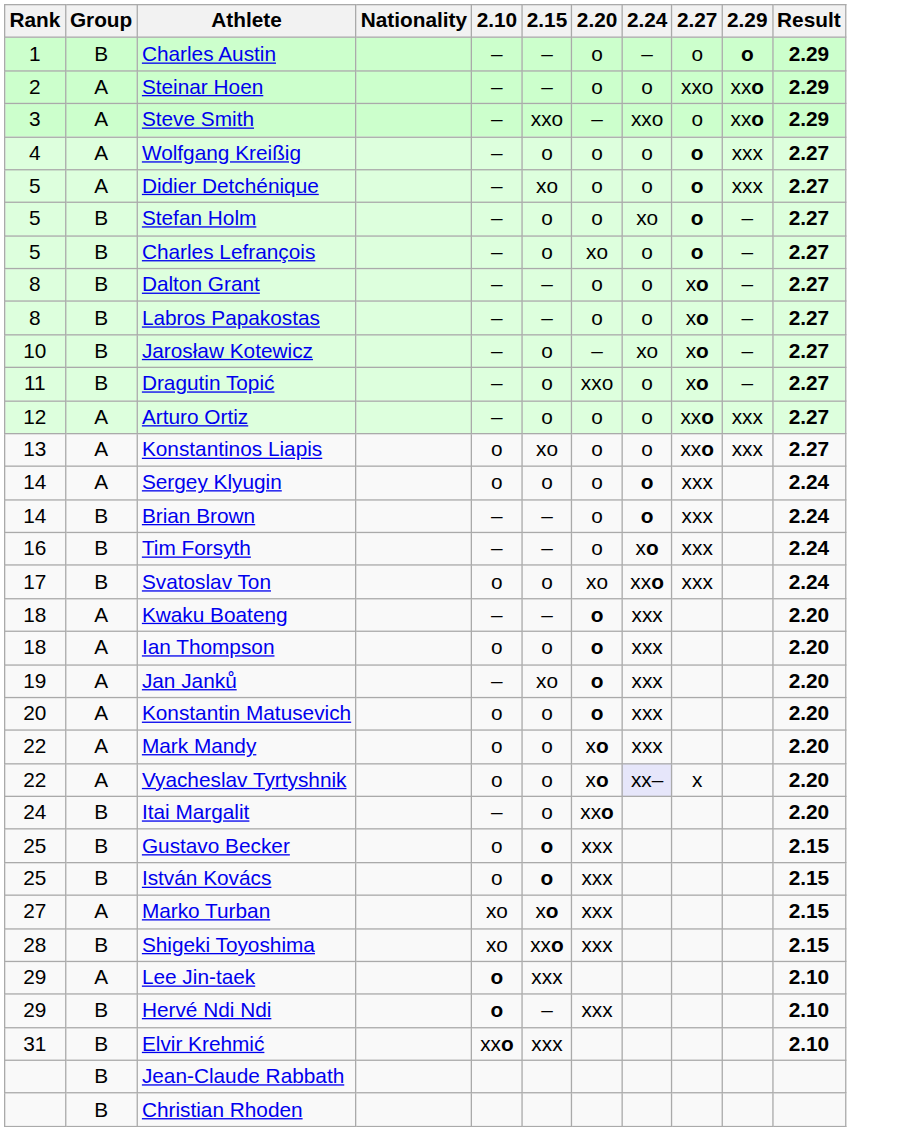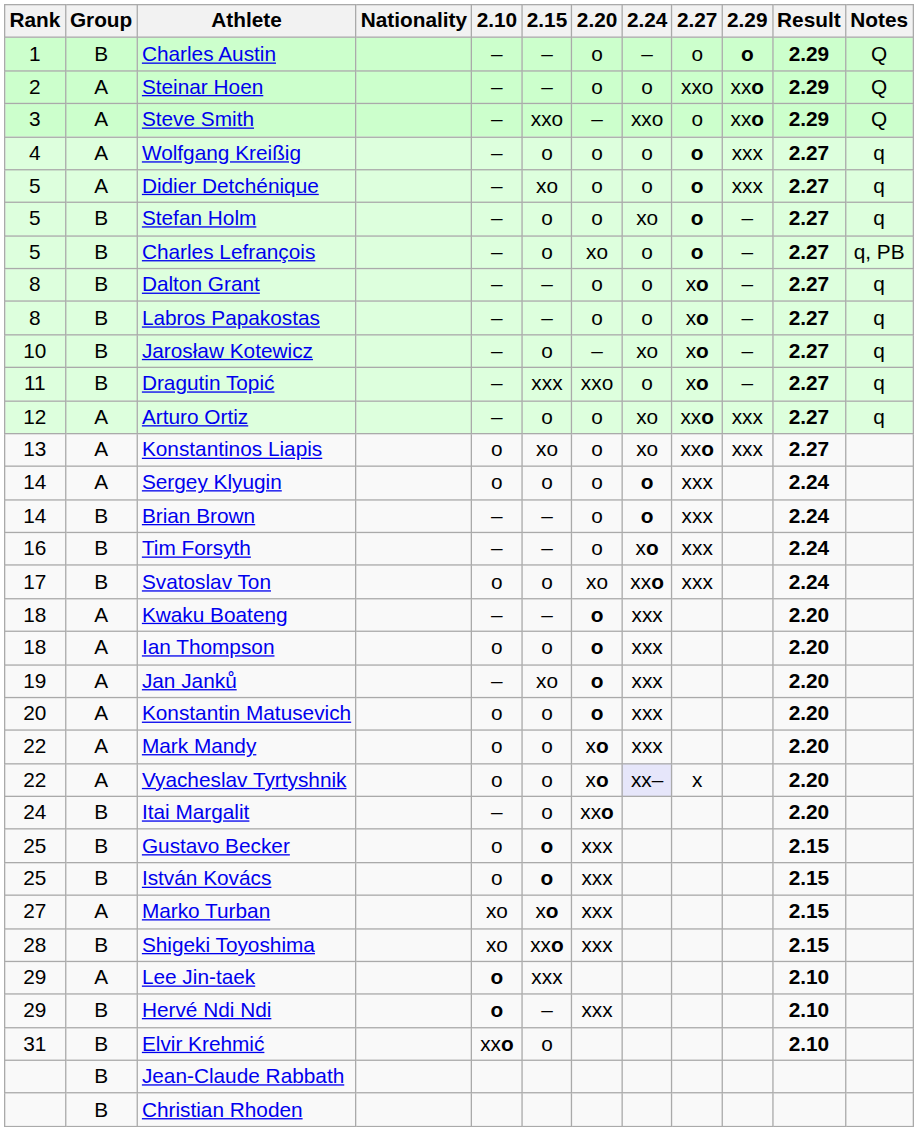+ column: (879, 20)
(547, 383) o -> (547, 383) xxx
(647, 416) o -> (647, 416) xo
(647, 449) o -> (647, 449) xo
(547, 1043) xxx -> (547, 1043) o
